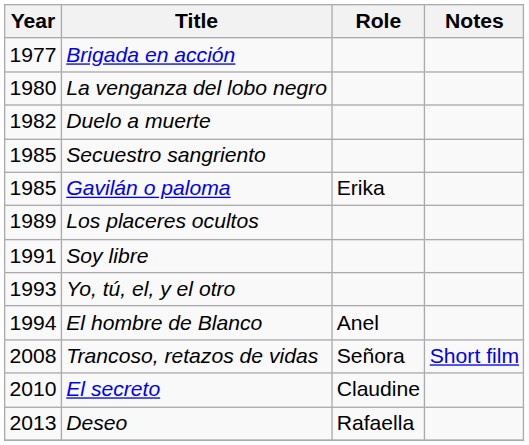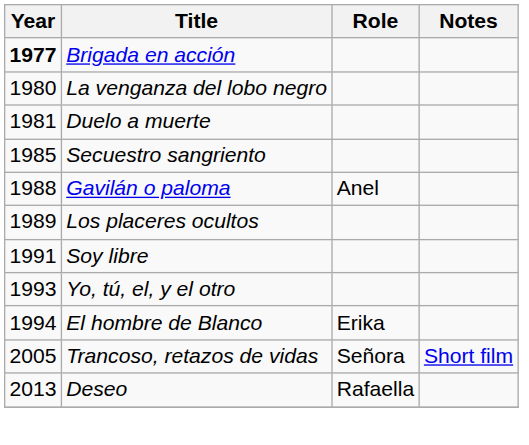(33, 54) normal -> (33, 54) bold
(33, 121) 1982 -> (33, 121) 1981
(33, 188) 1985 -> (33, 188) 1988
(361, 188) Erika -> (358, 188) Anel
(358, 322) Anel -> (361, 322) Erika
(33, 356) 2008 -> (33, 356) 2005
- row: (113, 389)
